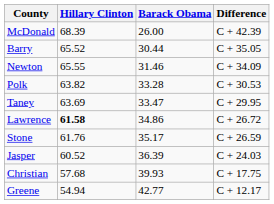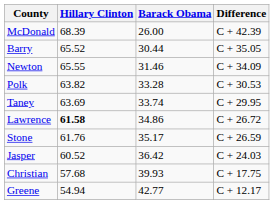(151, 102) 33.47 -> (151, 102) 33.74
(151, 155) 36.39 -> (151, 155) 36.42
